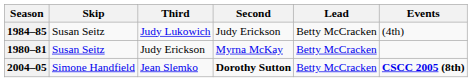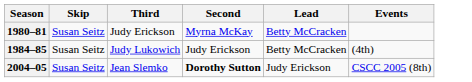rows swapped: (27, 49) <-> (27, 31)
(93, 67) Simone Handfield -> (78, 67) Susan Seitz
(336, 67) Betty McCracken -> (298, 67) Judy Erickson
(423, 67) bold -> (391, 67) normal
